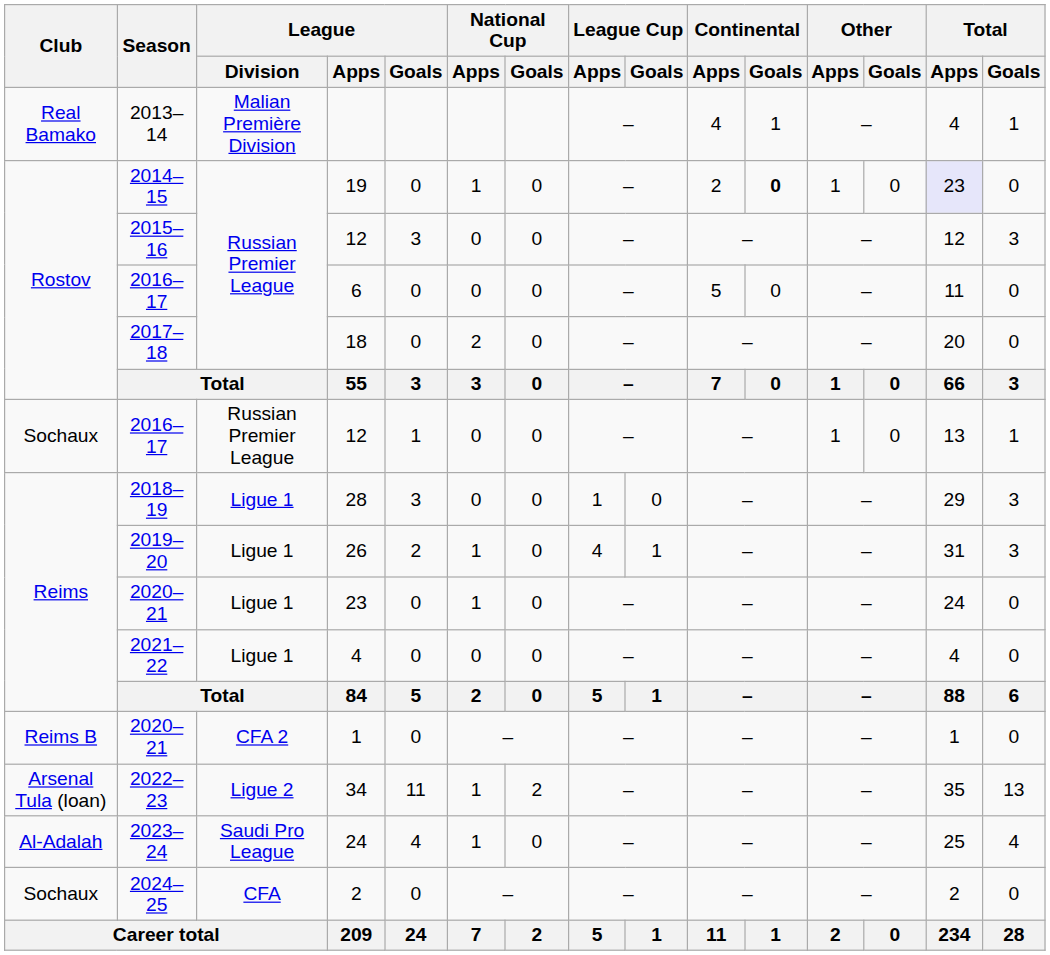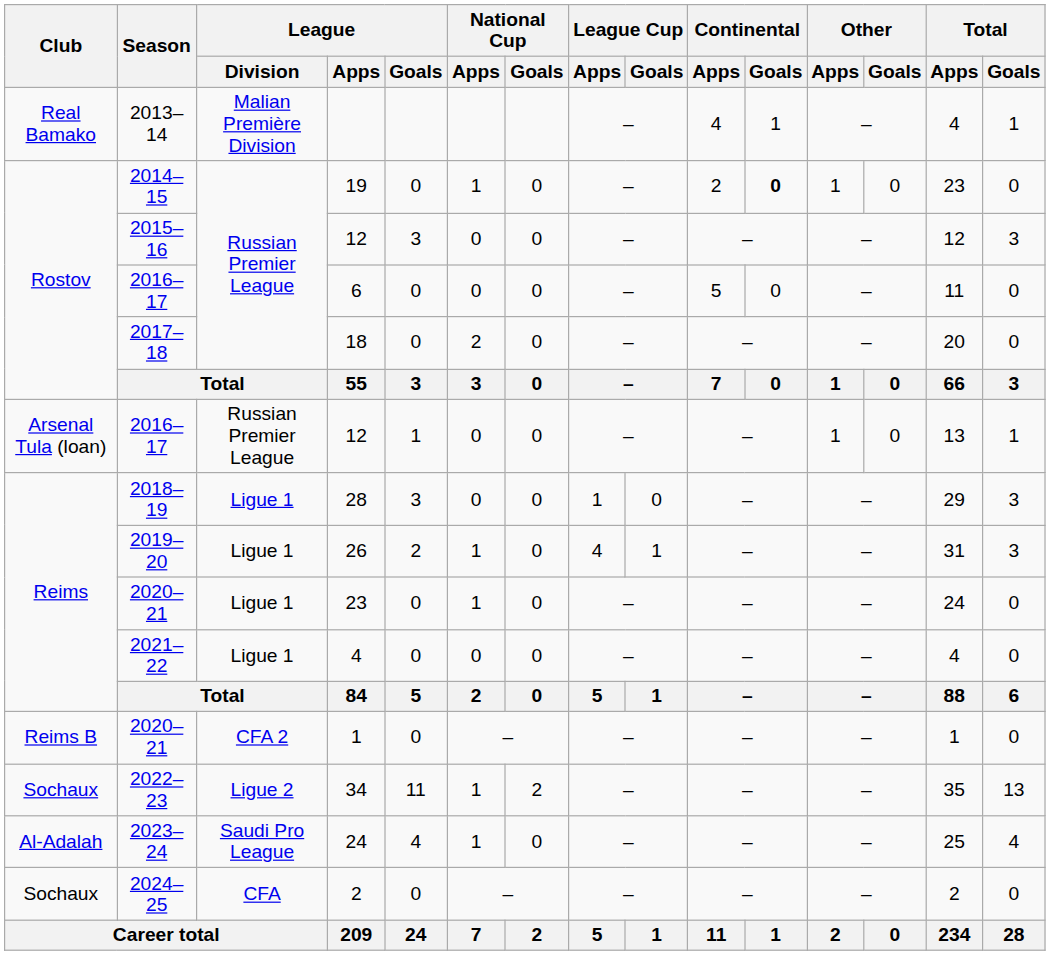(954, 186) lavender background -> (954, 186) no background
(61, 436) Sochaux -> (61, 436) Arsenal Tula (loan)
(61, 789) Arsenal Tula (loan) -> (61, 789) Sochaux
